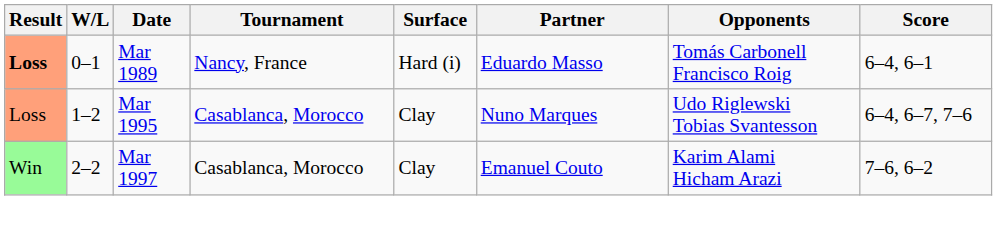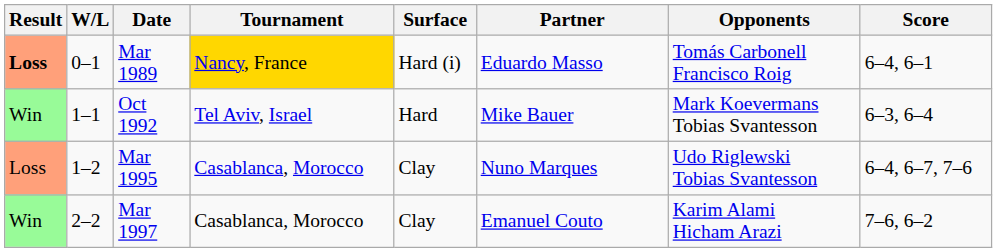(251, 61) no background -> (251, 61) gold background
+ row: (138, 114)
